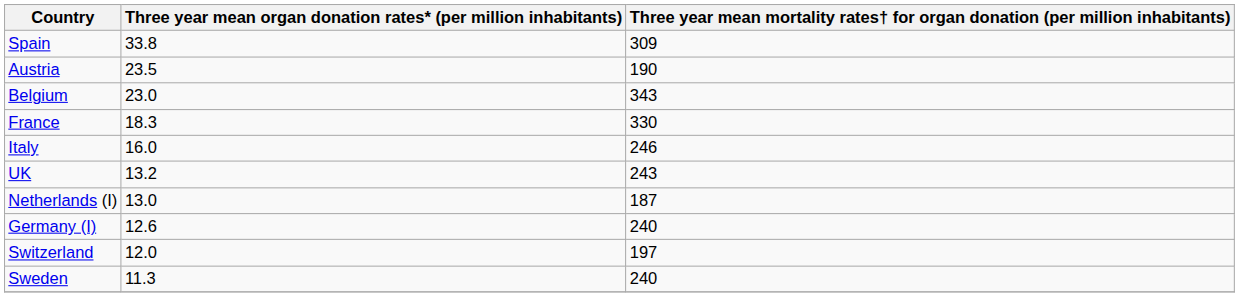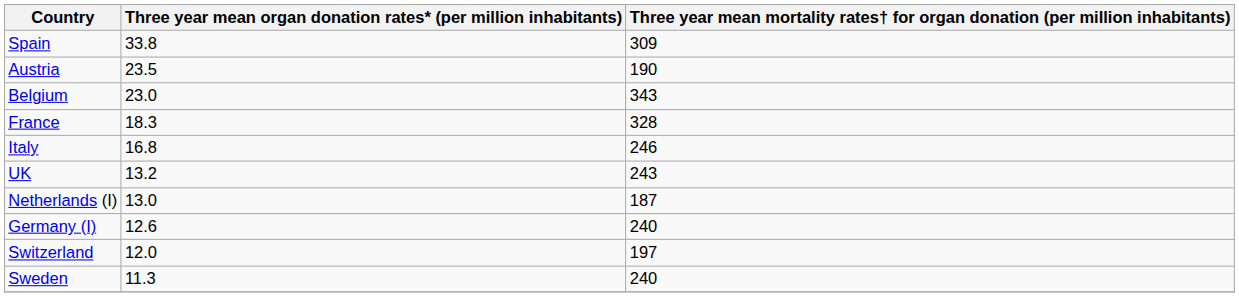(644, 122) 330 -> (644, 122) 328
(141, 148) 16.0 -> (141, 148) 16.8
